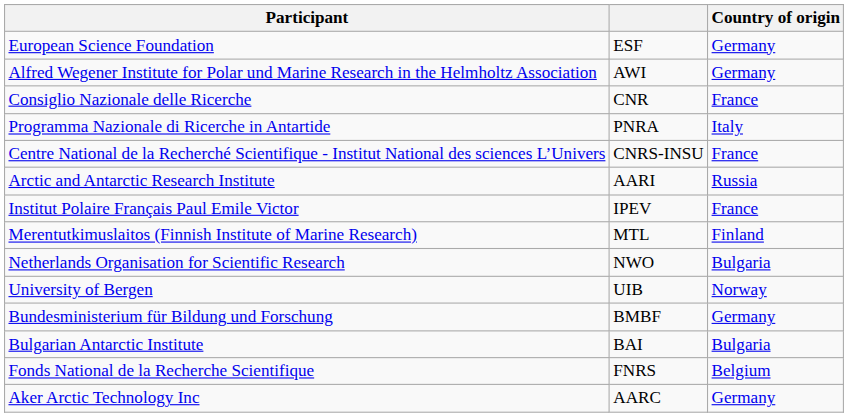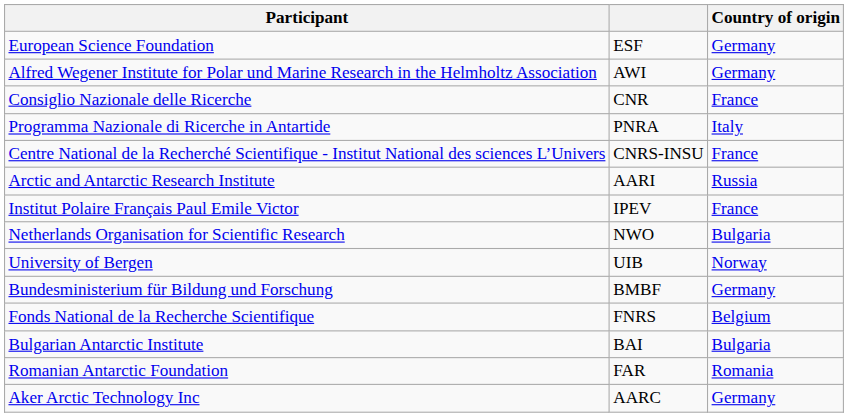- row: (213, 235)
rows swapped: (161, 371) <-> (106, 343)
+ row: (118, 371)
